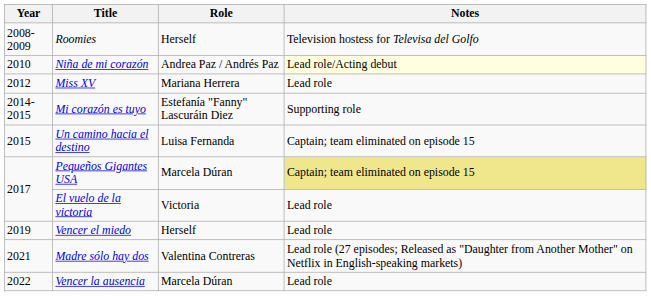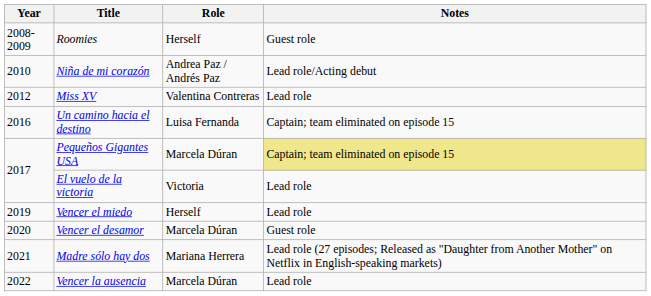(383, 39) Television hostess for Televisa del Golfo -> (291, 39) Guest role
(342, 64) lightyellow background -> (321, 71) no background
(200, 83) Mariana Herrera -> (213, 96) Valentina Contreras
- row: (101, 108)
(19, 141) 2015 -> (19, 122) 2016
+ row: (100, 230)
(208, 256) Valentina Contreras -> (205, 256) Mariana Herrera
